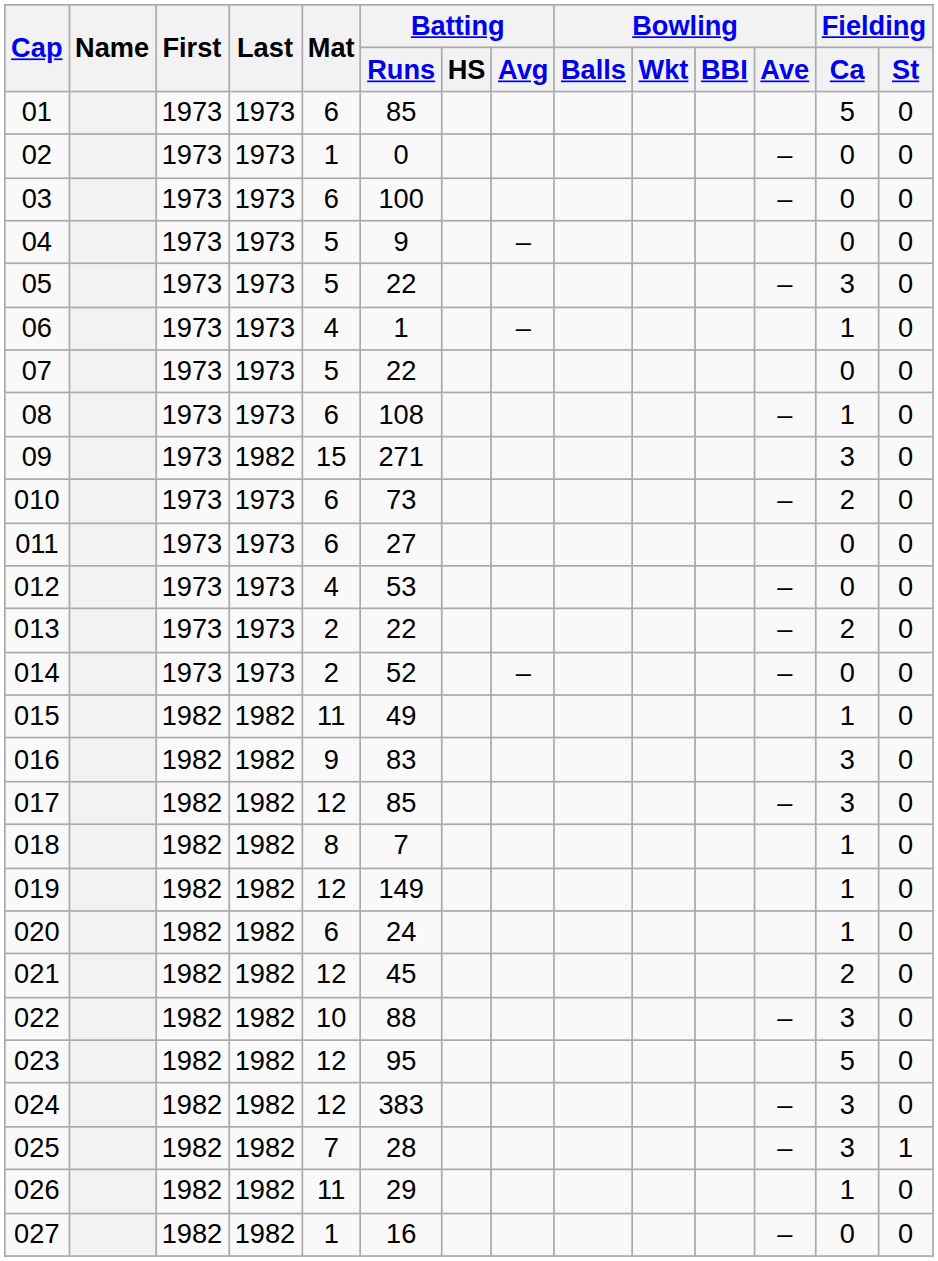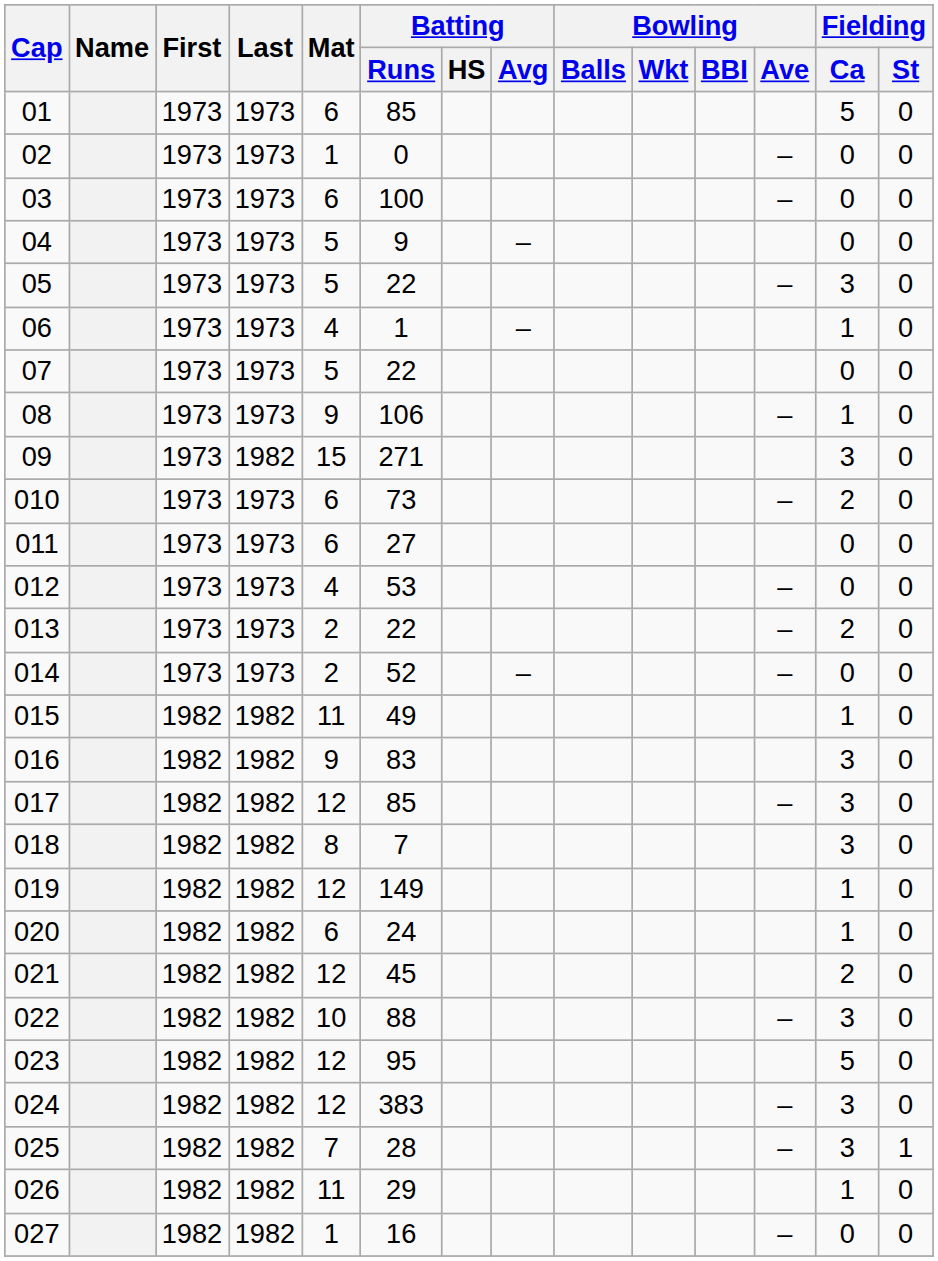(331, 414) 6 -> (331, 414) 9
(401, 414) 108 -> (401, 414) 106
(847, 845) 1 -> (847, 845) 3
